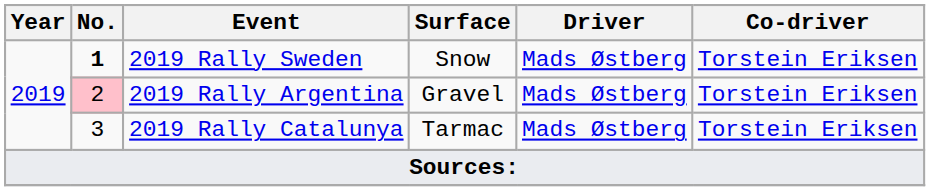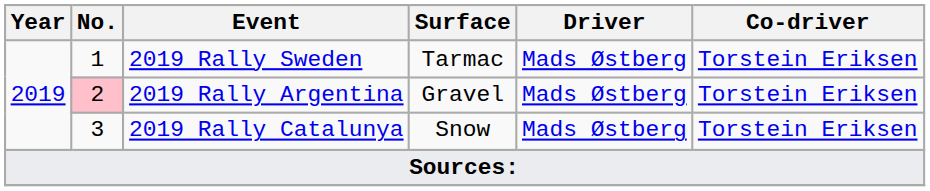(97, 59) bold -> (97, 59) normal
(463, 59) Snow -> (463, 59) Tarmac
(463, 131) Tarmac -> (463, 131) Snow
